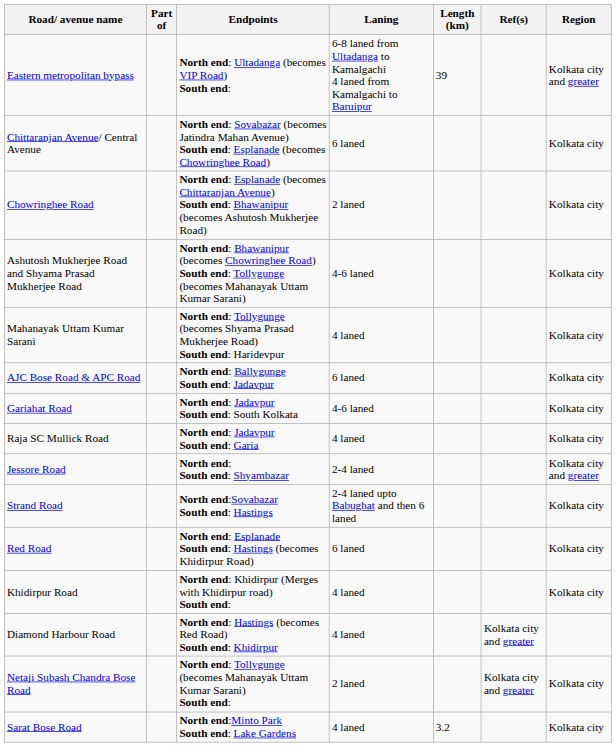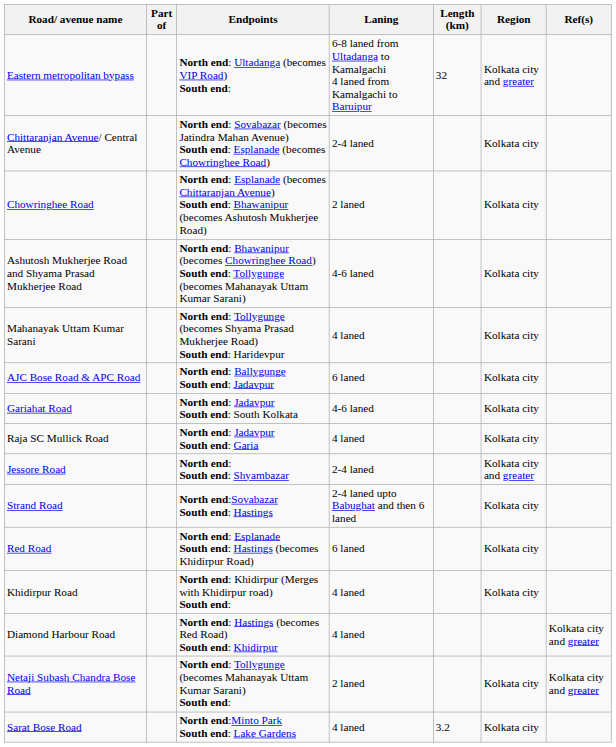columns swapped: (579, 19) <-> (514, 19)
(441, 75) 39 -> (441, 75) 32
(348, 143) 6 laned -> (353, 143) 2-4 laned
